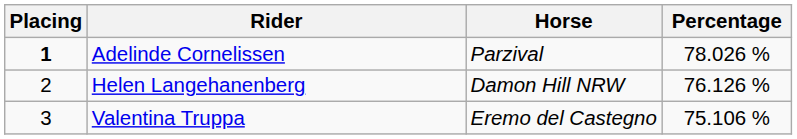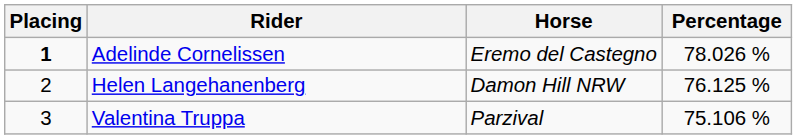(507, 54) Parzival -> (564, 54) Eremo del Castegno
(727, 86) 76.126 % -> (727, 86) 76.125 %
(564, 118) Eremo del Castegno -> (507, 118) Parzival
